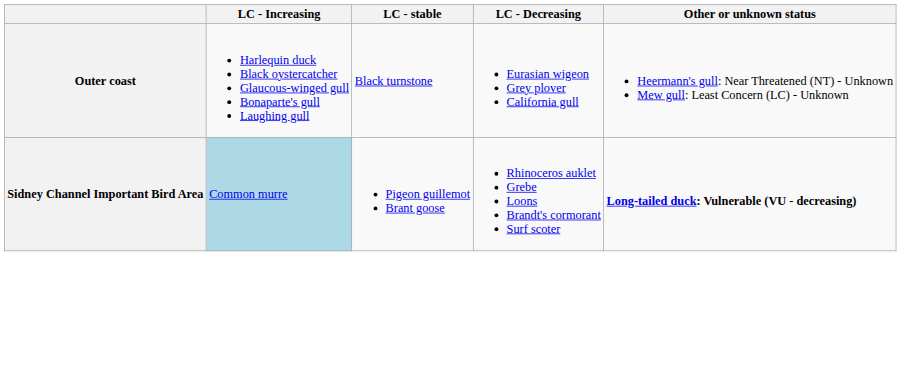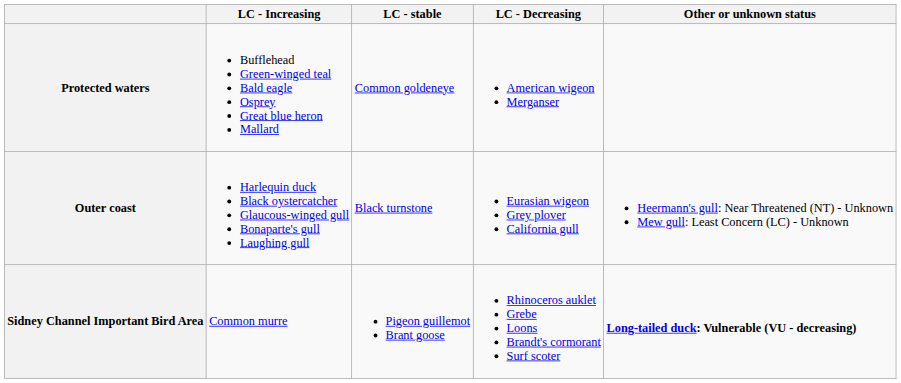+ row: (105, 87)
(248, 194) lightblue background -> (248, 321) no background
